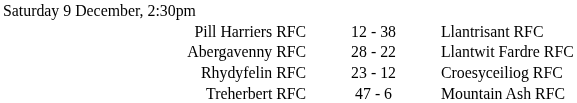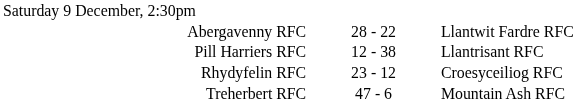rows swapped: (247, 52) <-> (250, 31)
